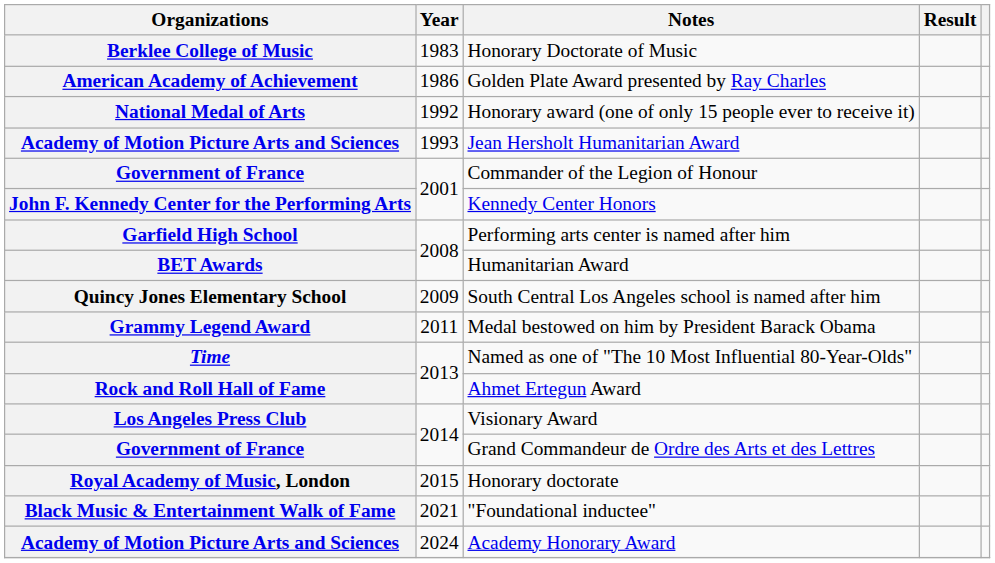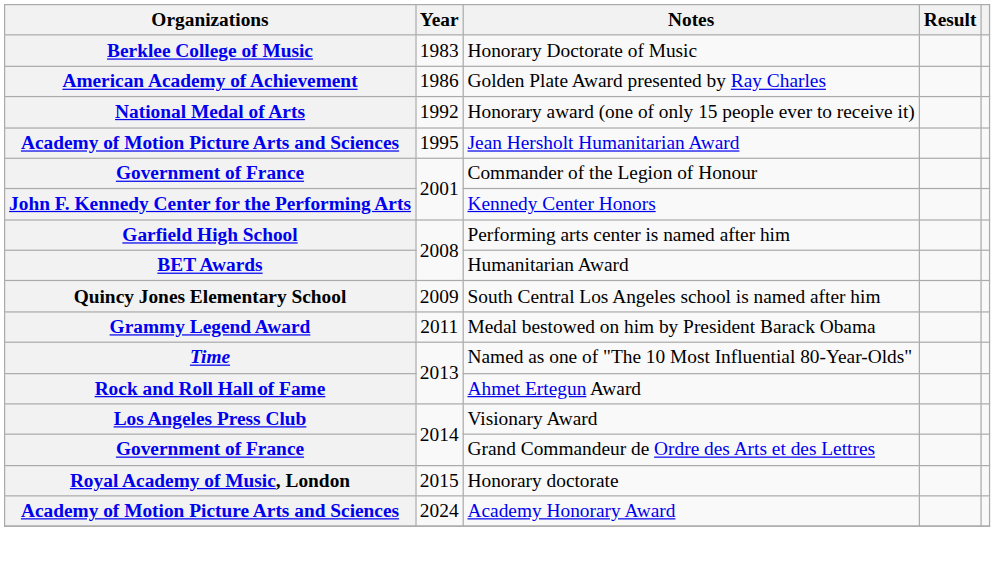(439, 142) 1993 -> (439, 142) 1995
- row: (562, 511)
